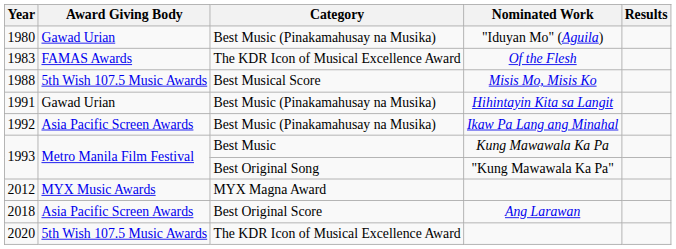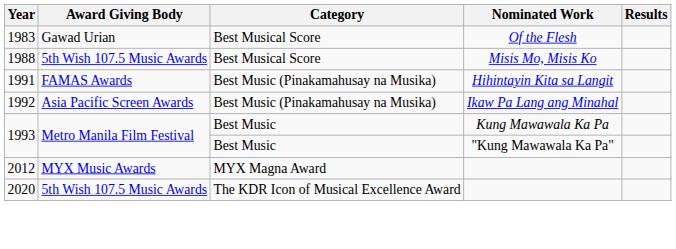- row: (21, 37)
(87, 59) FAMAS Awards -> (78, 37) Gawad Urian
(337, 59) The KDR Icon of Musical Excellence Award -> (267, 37) Best Musical Score
(78, 102) Gawad Urian -> (87, 80) FAMAS Awards
(266, 168) Best Original Song -> (245, 146) Best Music
- row: (21, 211)
